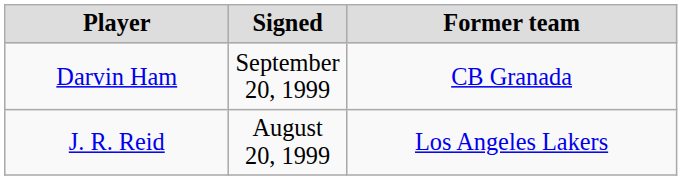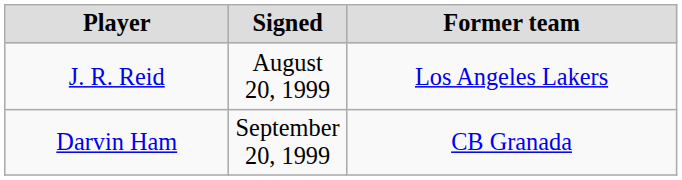rows swapped: (117, 141) <-> (117, 76)
